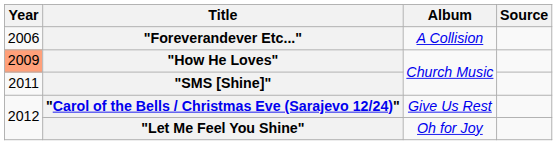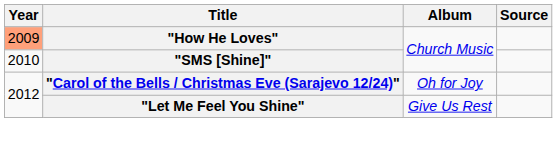- row: (223, 38)
(24, 83) 2011 -> (24, 60) 2010
(450, 106) Give Us Rest -> (450, 83) Oh for Joy
(450, 128) Oh for Joy -> (450, 106) Give Us Rest
